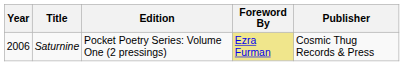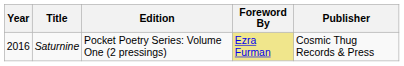(18, 46) 2006 -> (18, 46) 2016
